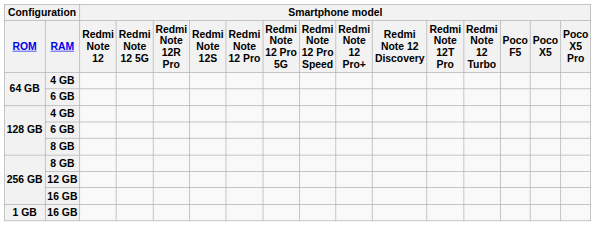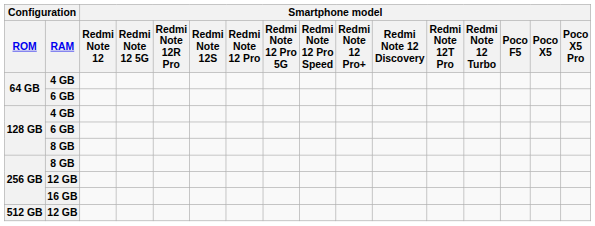+ row: (25, 212)
- row: (25, 212)
